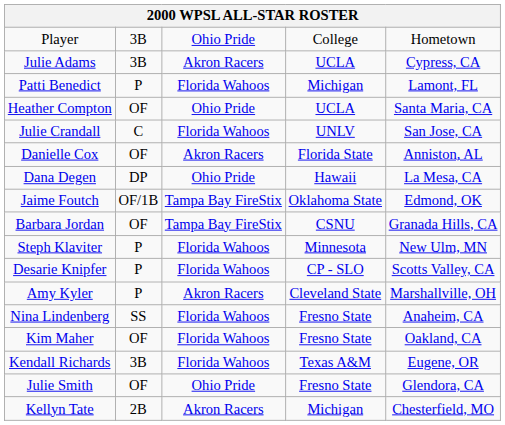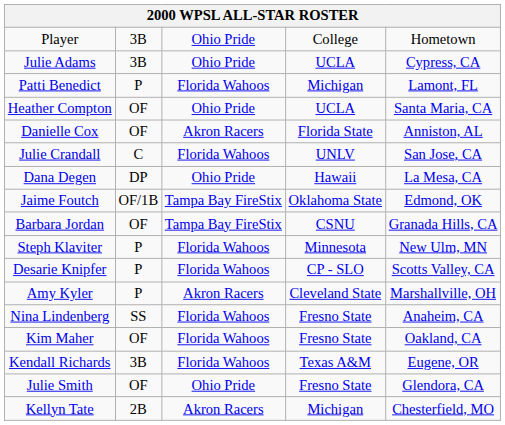(223, 62) Akron Racers -> (223, 62) Ohio Pride
rows swapped: (60, 154) <-> (60, 131)
